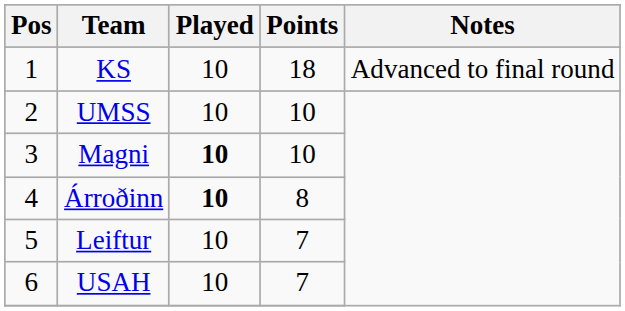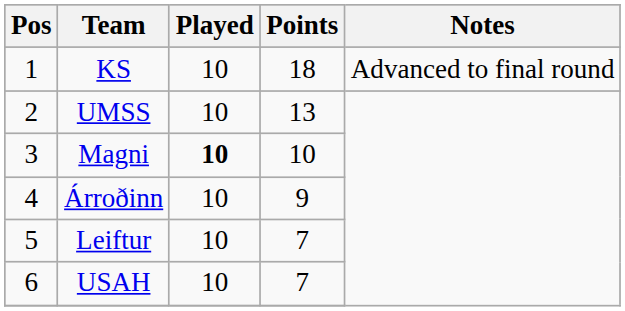(302, 111) 10 -> (302, 111) 13
(215, 197) bold -> (215, 197) normal
(302, 197) 8 -> (302, 197) 9
